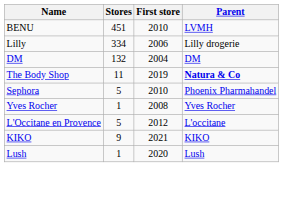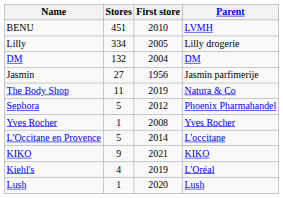(158, 43) 2006 -> (158, 43) 2005
+ row: (20, 75)
(212, 75) bold -> (210, 91) normal
(158, 91) 2010 -> (158, 106) 2012
(158, 122) 2012 -> (158, 138) 2014
+ row: (20, 169)
